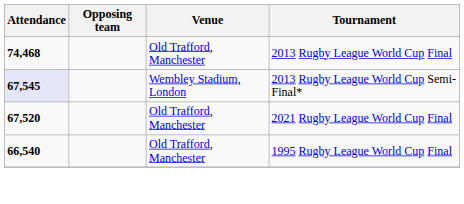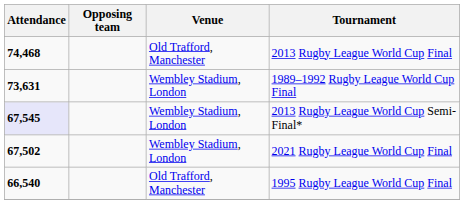+ row: (363, 85)
(24, 118) 67,520 -> (24, 150) 67,502
(181, 118) Old Trafford, Manchester -> (195, 150) Wembley Stadium, London
